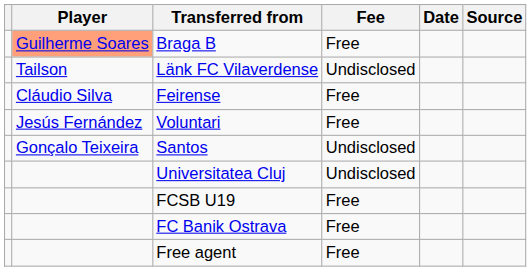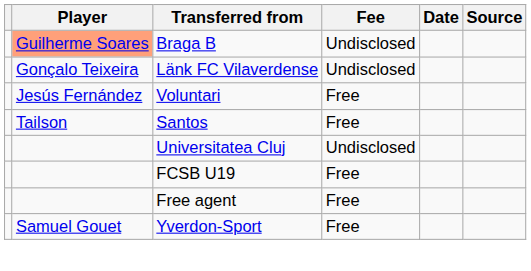(343, 43) Free -> (371, 43) Undisclosed
(42, 69) Tailson -> (77, 69) Gonçalo Teixeira
- row: (188, 95)
(77, 148) Gonçalo Teixeira -> (42, 122) Tailson
(371, 148) Undisclosed -> (343, 122) Free
- row: (221, 226)
+ row: (209, 226)
